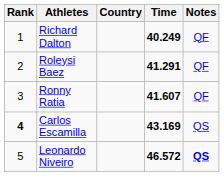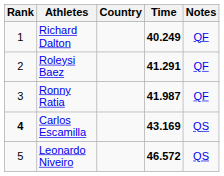(164, 96) 41.607 -> (164, 96) 41.987
(201, 156) bold -> (201, 156) normal
